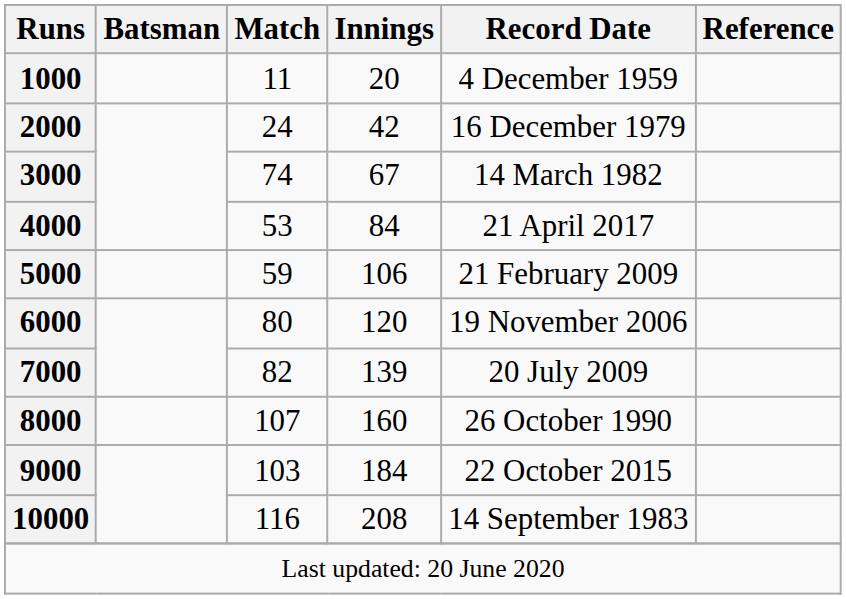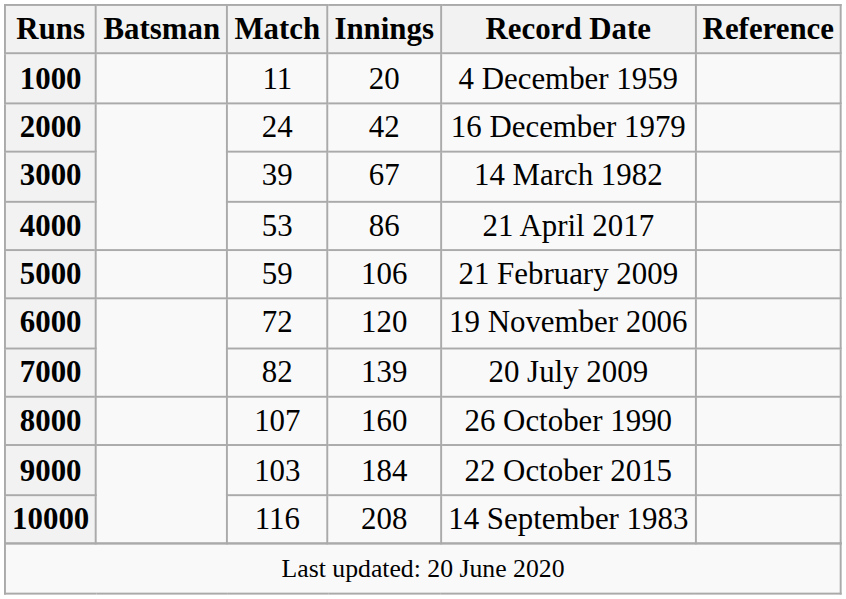(277, 175) 74 -> (277, 175) 39
(384, 224) 84 -> (384, 224) 86
(277, 322) 80 -> (277, 322) 72
